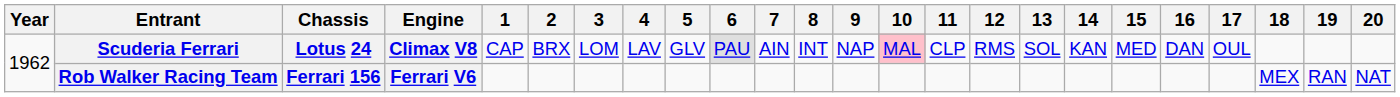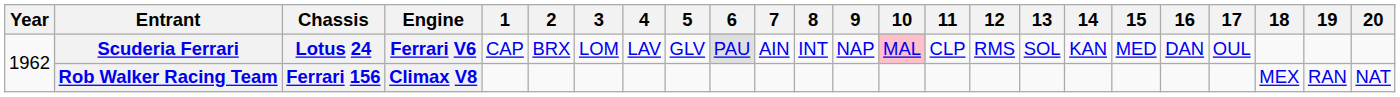(433, 49) Climax V8 -> (433, 49) Ferrari V6
(433, 78) Ferrari V6 -> (433, 78) Climax V8
